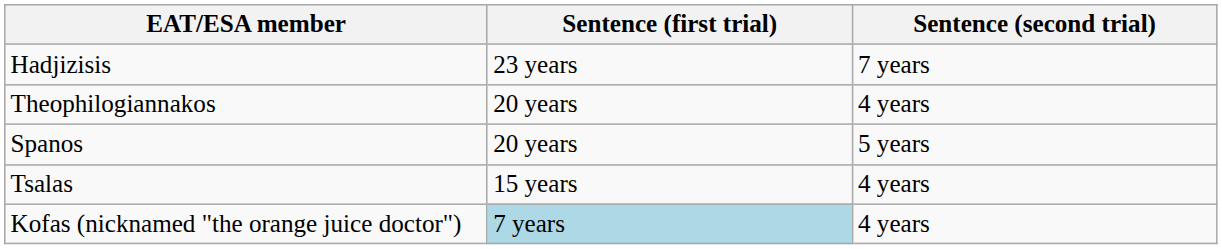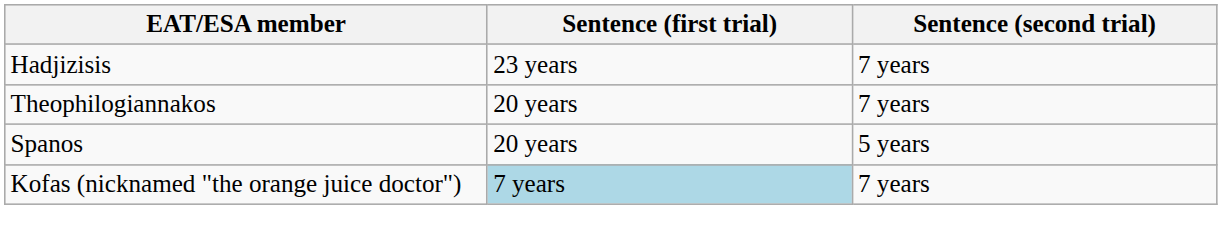(894, 104) 4 years -> (894, 104) 7 years
- row: (42, 183)
(894, 223) 4 years -> (894, 183) 7 years
